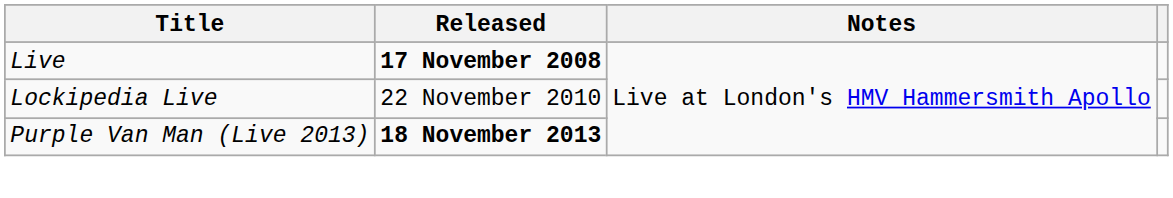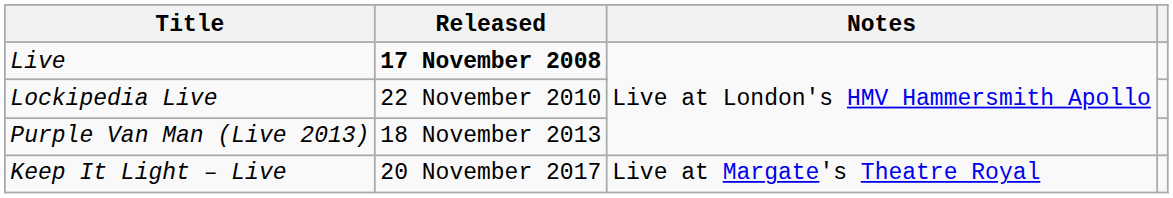(491, 136) bold -> (491, 136) normal
+ row: (148, 174)
